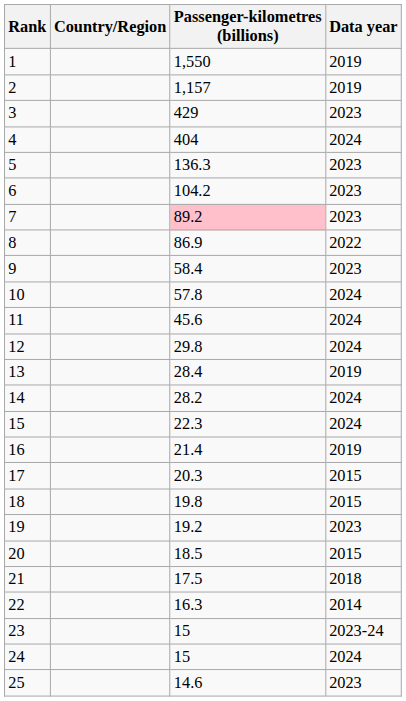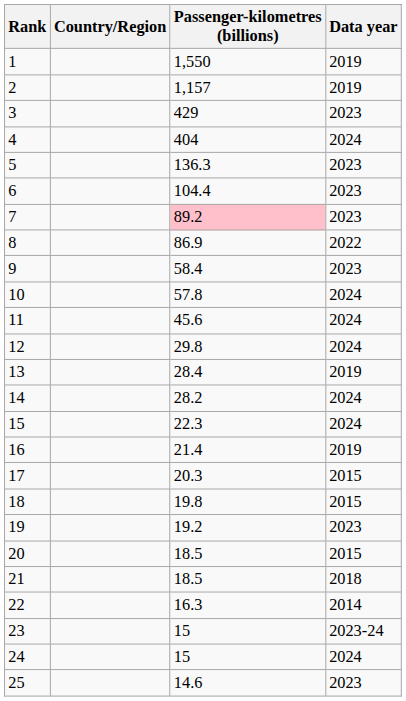(192, 191) 104.2 -> (192, 191) 104.4
(188, 579) 17.5 -> (188, 579) 18.5
